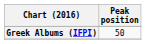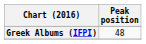(120, 33) 50 -> (120, 33) 48
